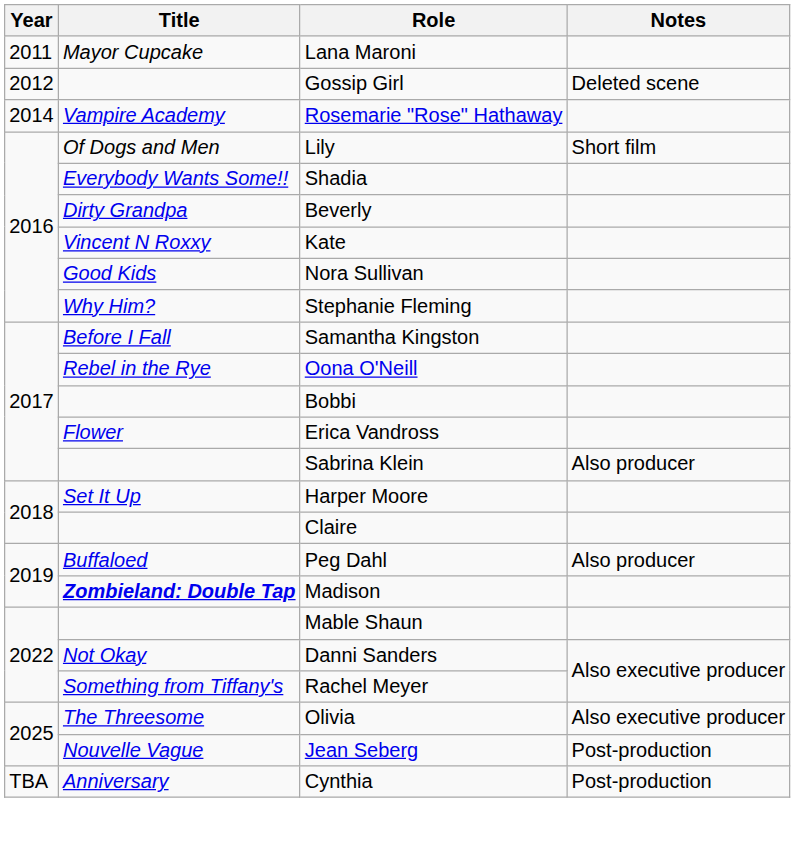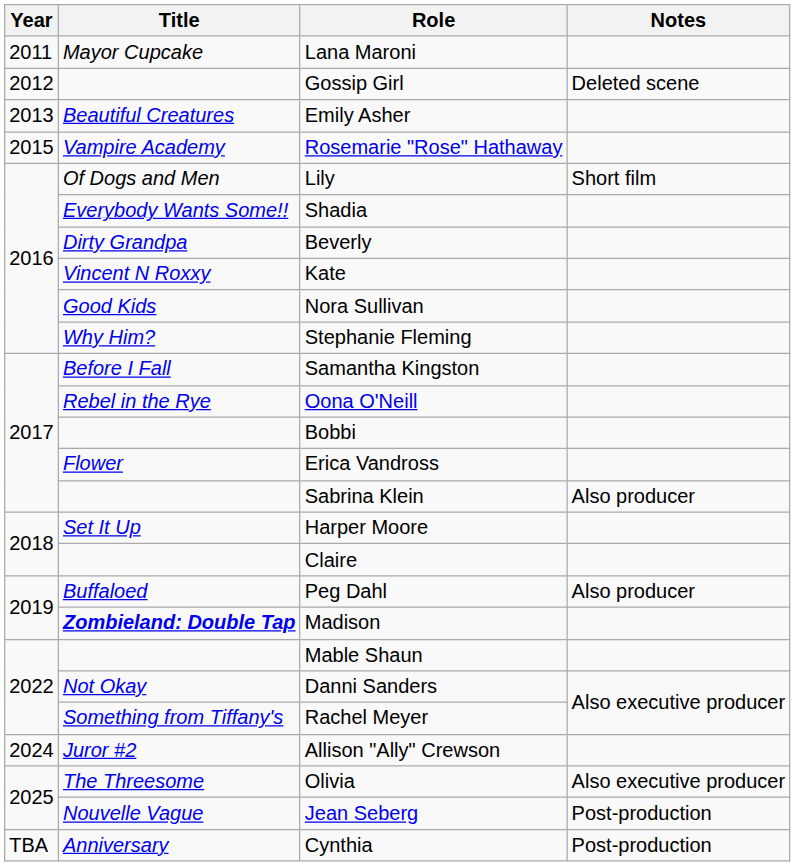+ row: (358, 115)
(31, 115) 2014 -> (31, 147) 2015
+ row: (402, 749)
